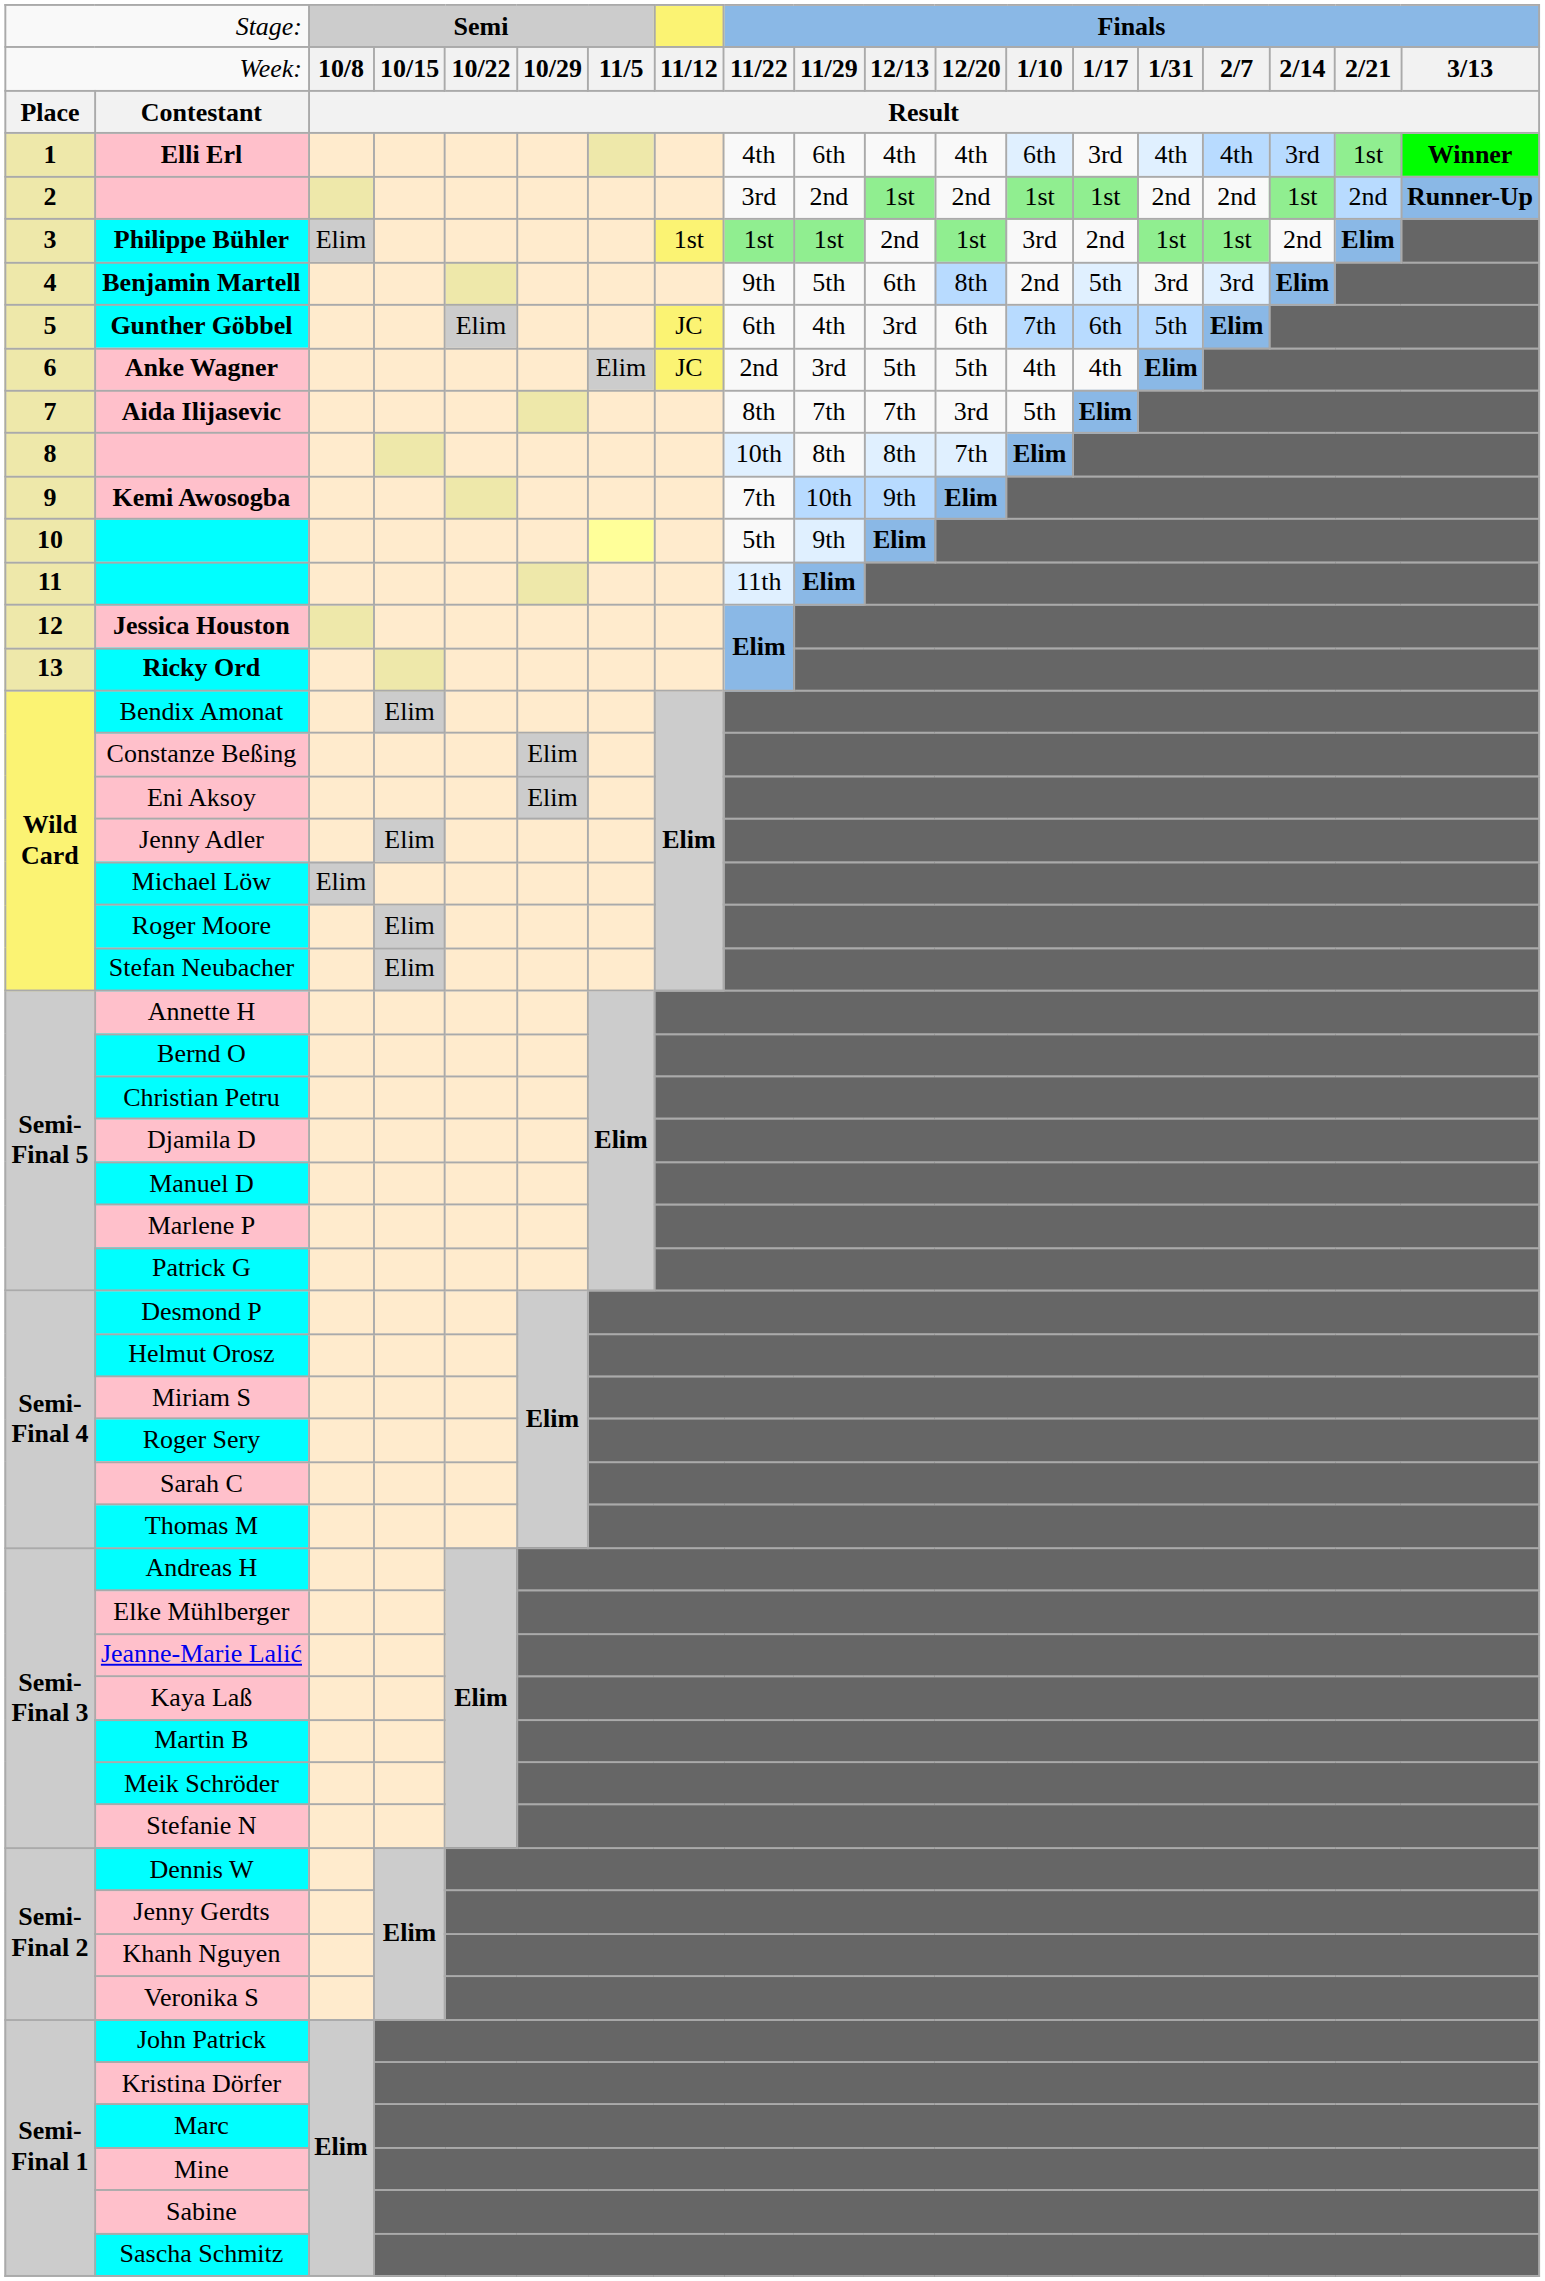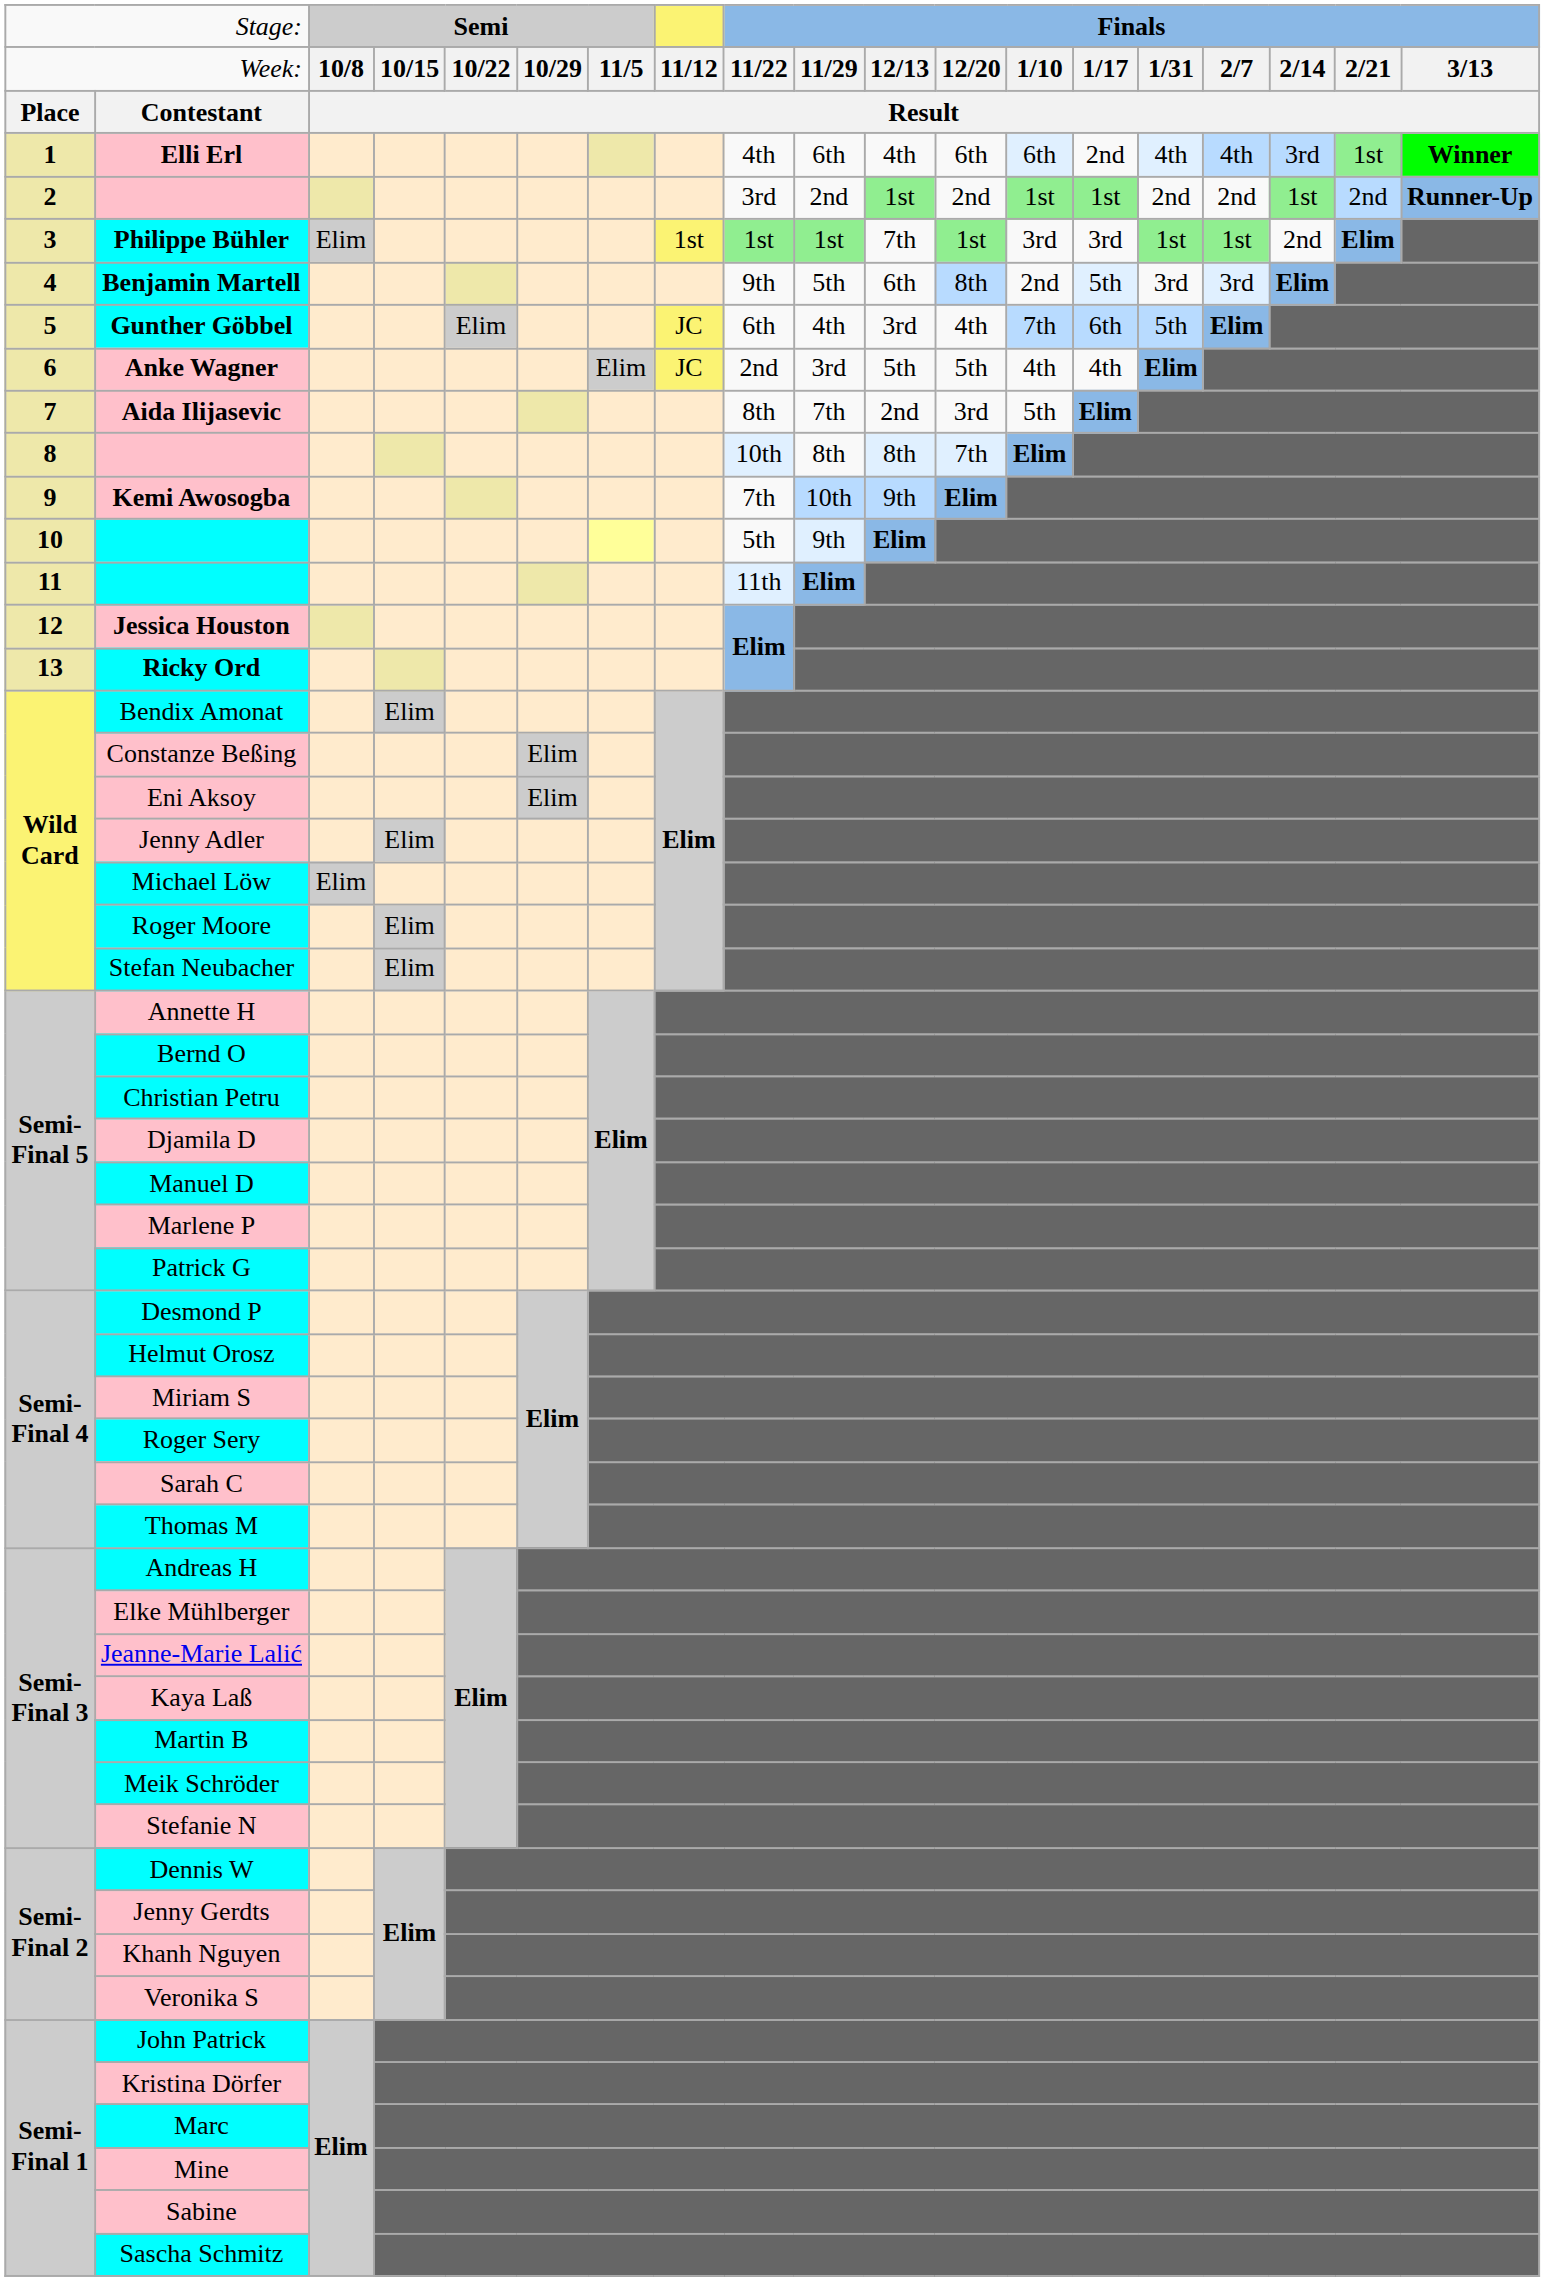(971, 154) 4th -> (971, 154) 6th
(1105, 154) 3rd -> (1105, 154) 2nd
(900, 239) 2nd -> (900, 239) 7th
(1105, 239) 2nd -> (1105, 239) 3rd
(971, 325) 6th -> (971, 325) 4th
(900, 411) 7th -> (900, 411) 2nd
